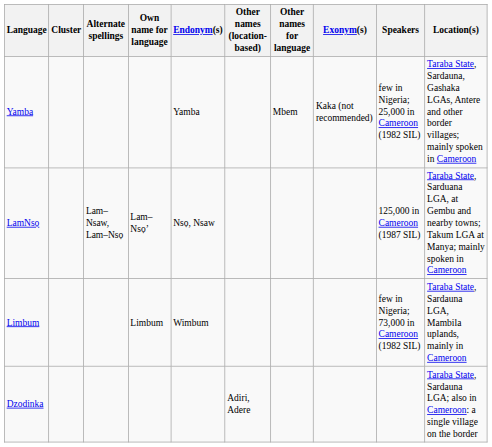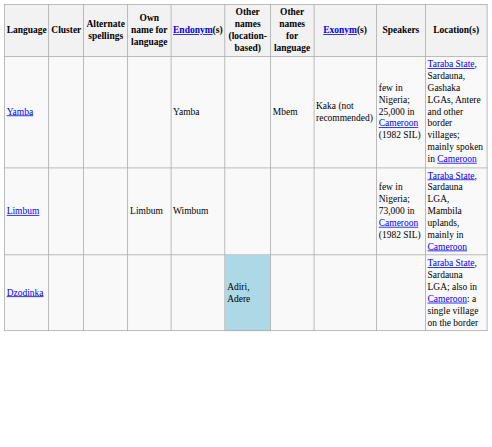- row: (23, 223)
(239, 404) no background -> (239, 293) lightblue background
